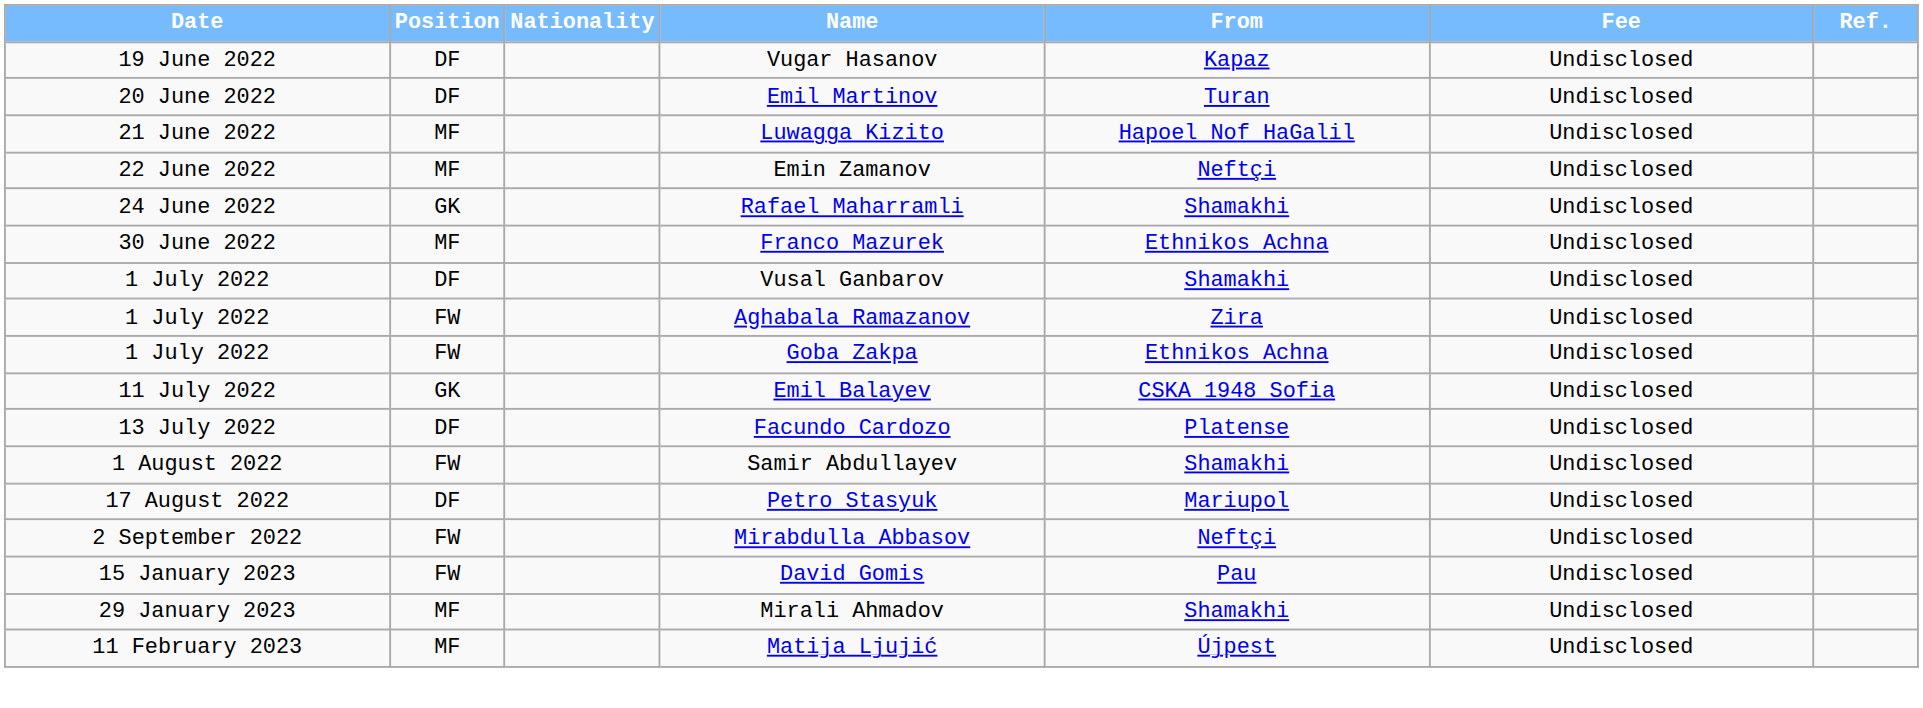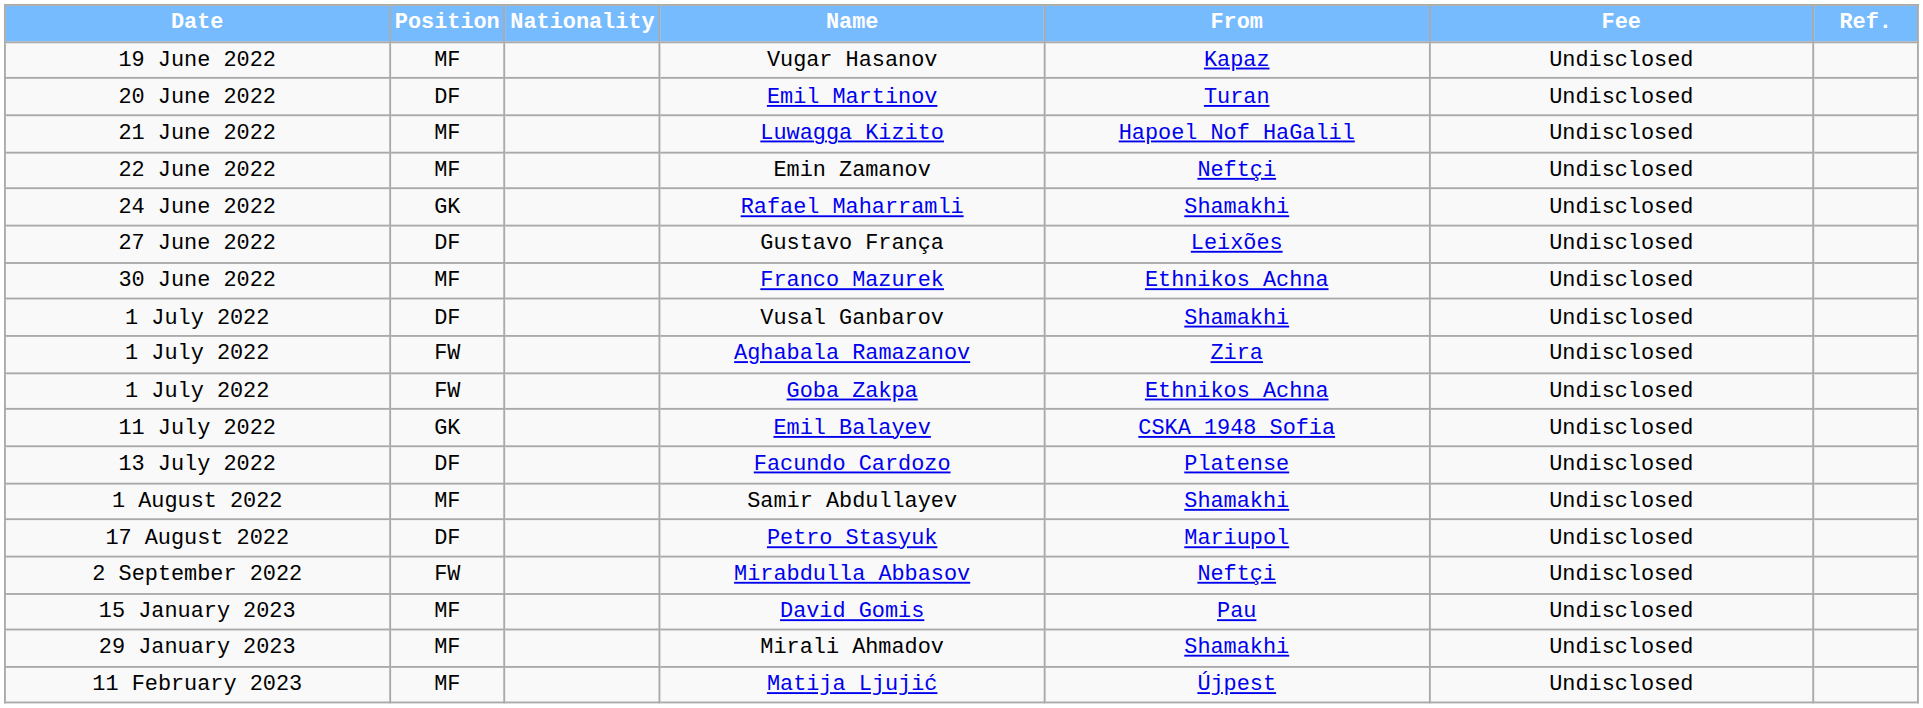(447, 60) DF -> (447, 60) MF
+ row: (852, 244)
(447, 464) FW -> (447, 501) MF
(447, 574) FW -> (447, 611) MF
